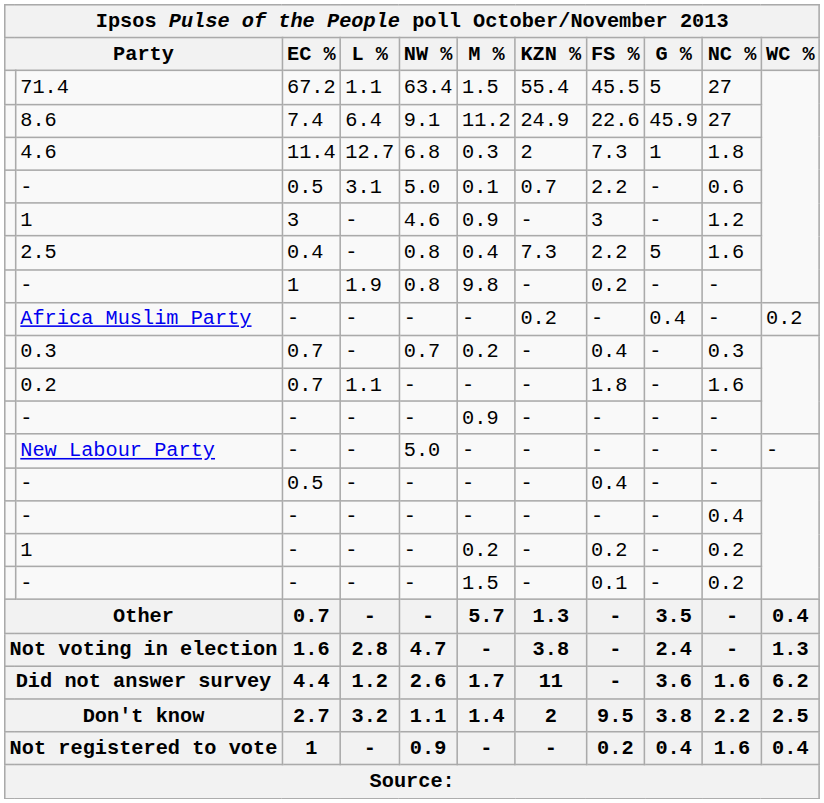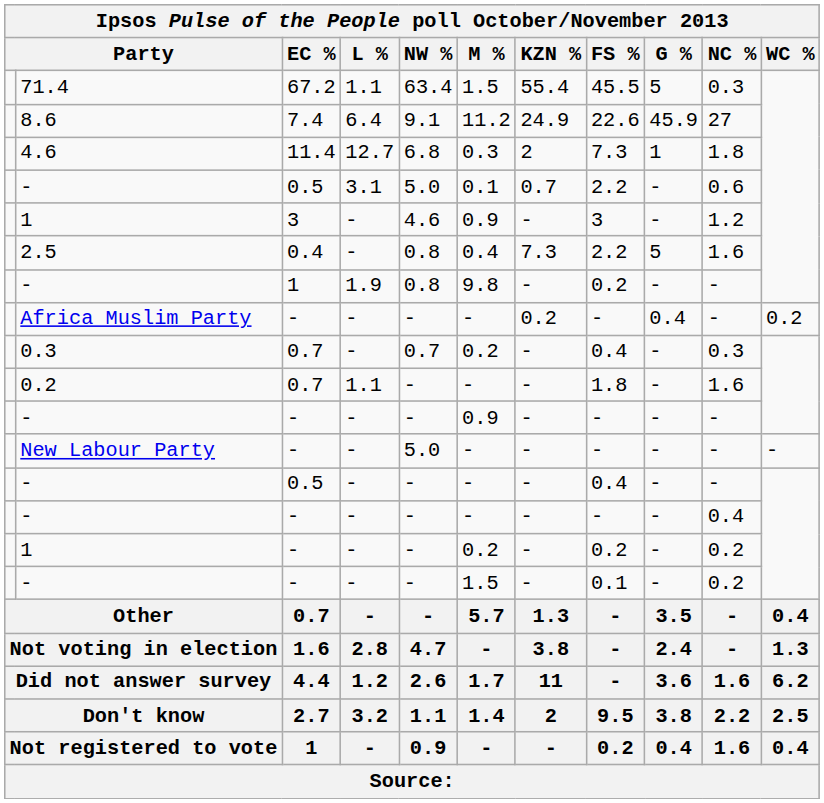(720, 87) 27 -> (726, 87) 0.3
